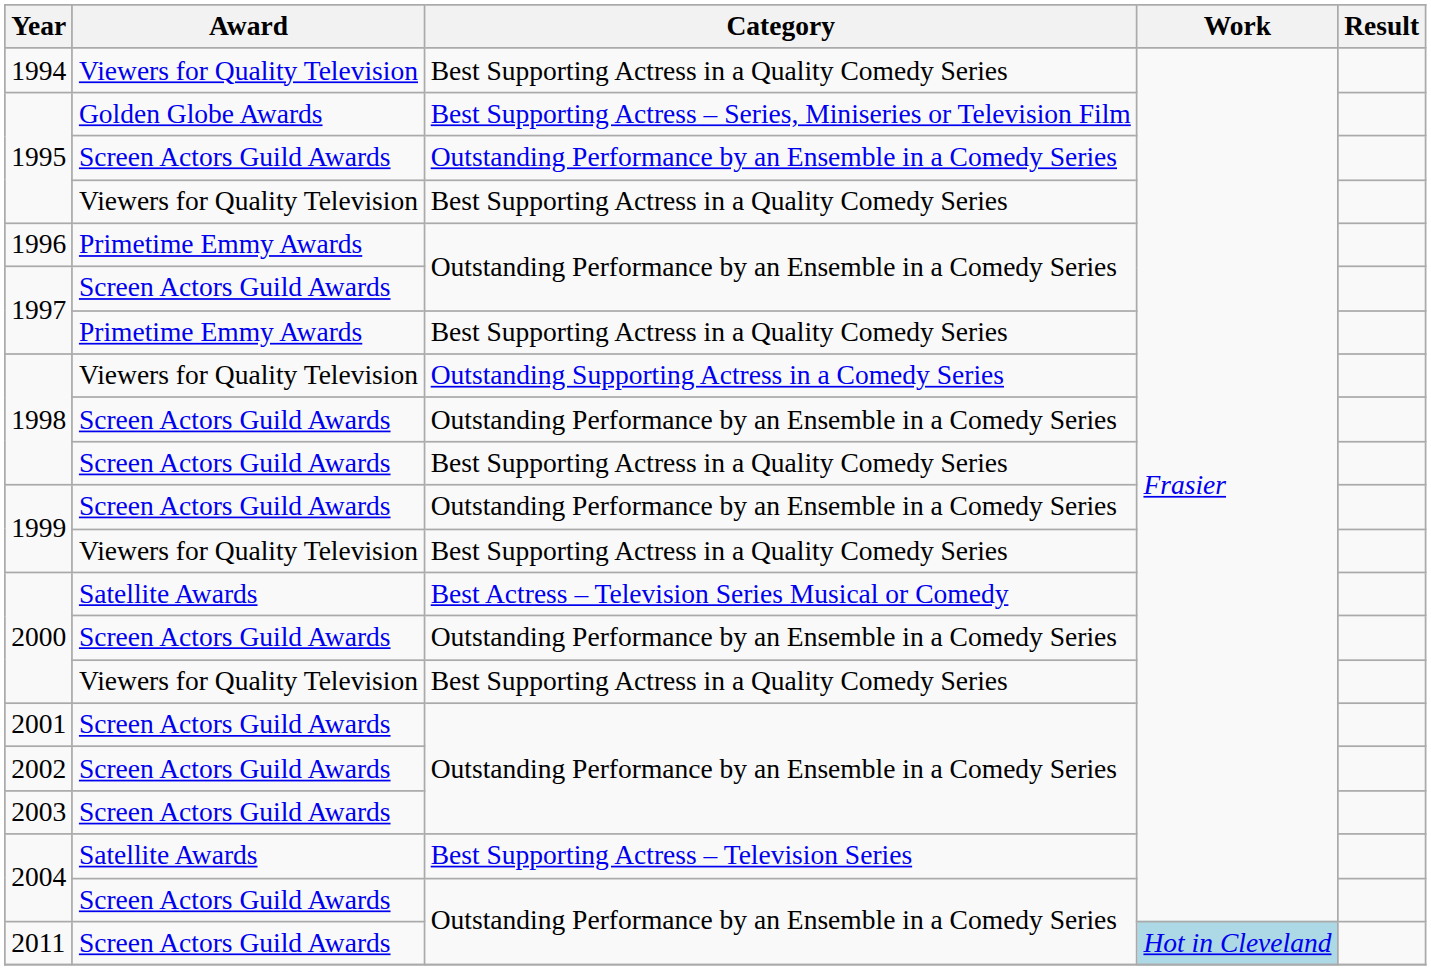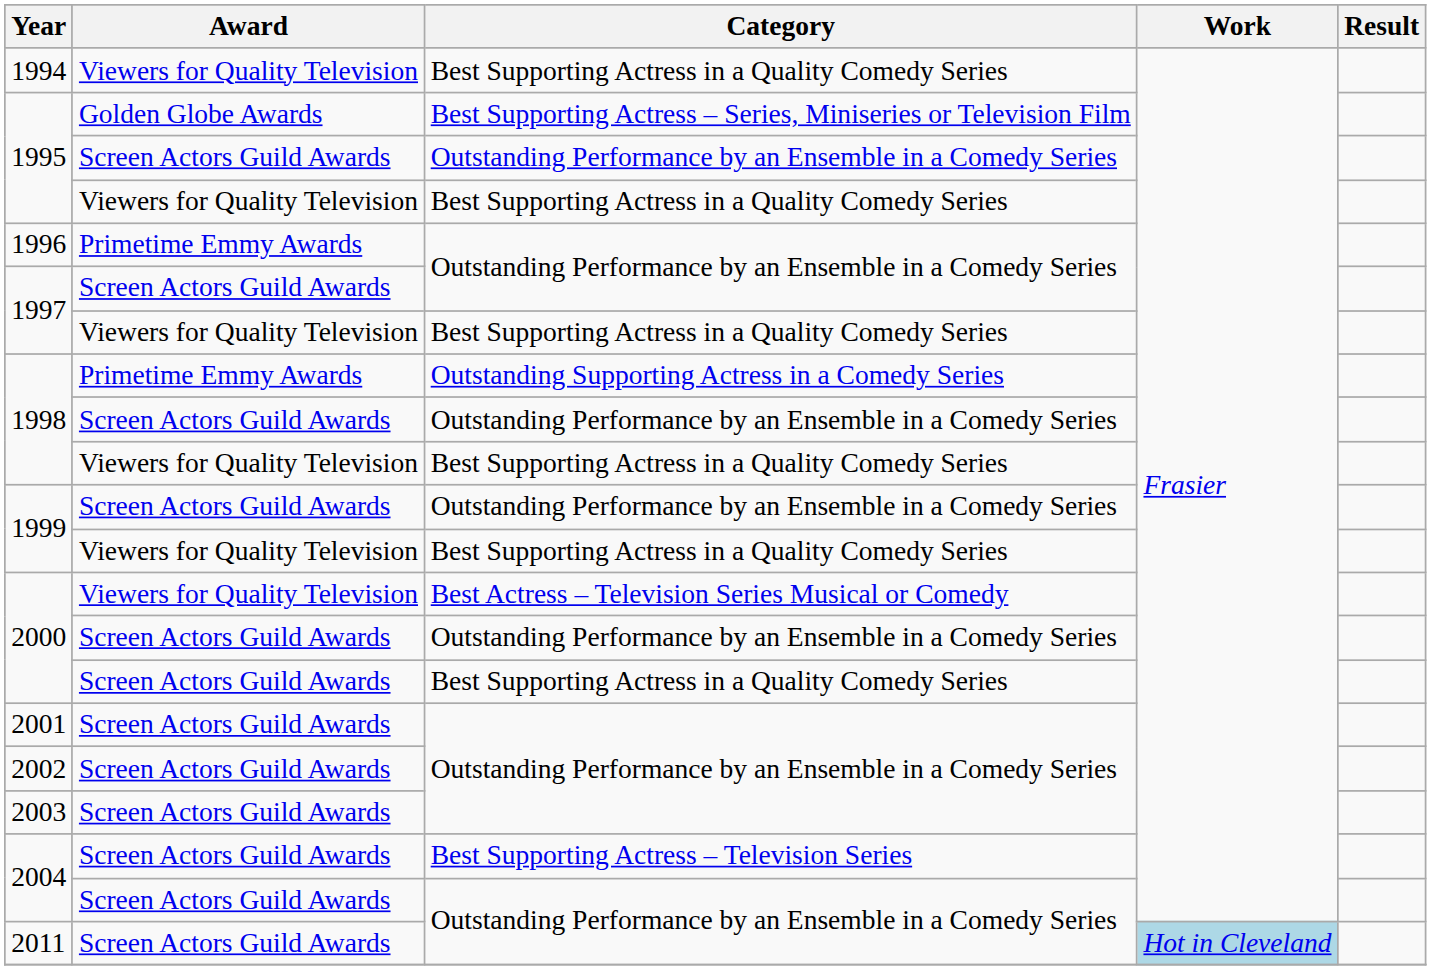(221, 331) Primetime Emmy Awards -> (248, 331) Viewers for Quality Television
(248, 375) Viewers for Quality Television -> (221, 375) Primetime Emmy Awards
(235, 462) Screen Actors Guild Awards -> (248, 462) Viewers for Quality Television
(168, 593) Satellite Awards -> (248, 593) Viewers for Quality Television
(248, 680) Viewers for Quality Television -> (235, 680) Screen Actors Guild Awards
(168, 855) Satellite Awards -> (235, 855) Screen Actors Guild Awards
